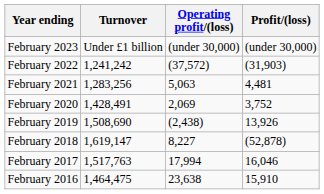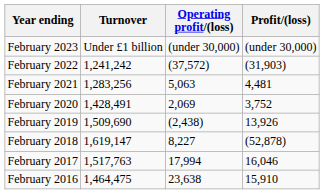(107, 122) 1,508,690 -> (107, 122) 1,509,690
